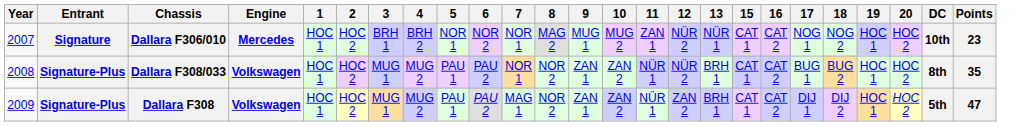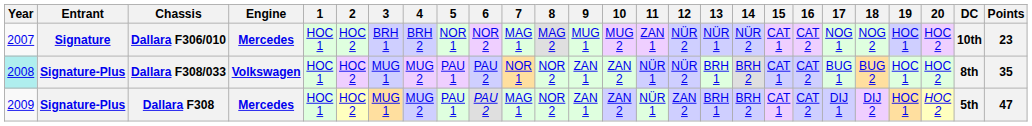+ column: (748, 14)
(519, 39) NOR 1 -> (519, 39) MAG 1
(21, 72) no background -> (21, 72) paleturquoise background
(266, 104) Volkswagen -> (266, 104) Mercedes
